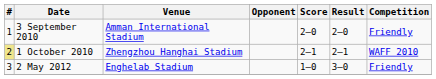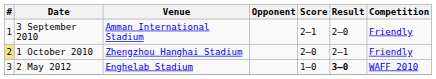(308, 32) 2–0 -> (308, 32) 2–1
(308, 52) 2–1 -> (308, 52) 2–0
(394, 52) WAFF 2010 -> (391, 52) Friendly
(340, 67) normal -> (340, 67) bold
(391, 67) Friendly -> (394, 67) WAFF 2010
